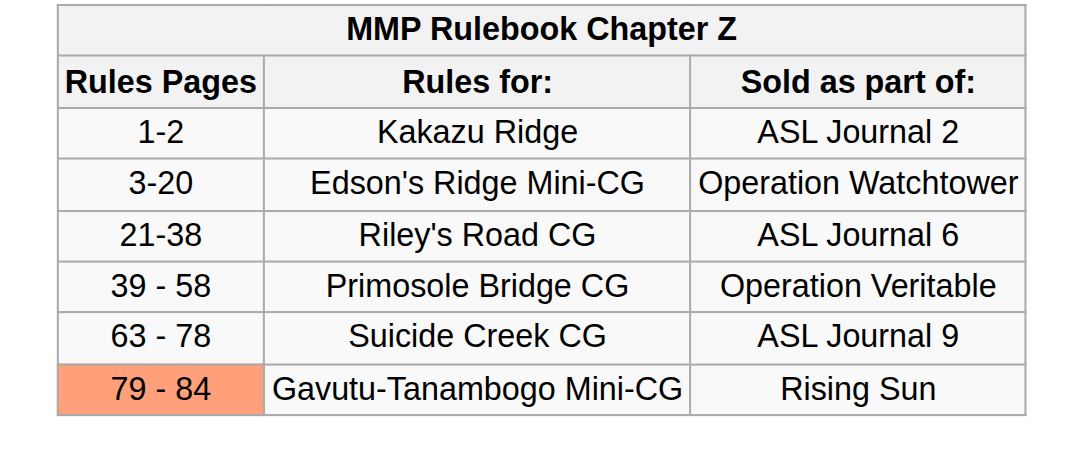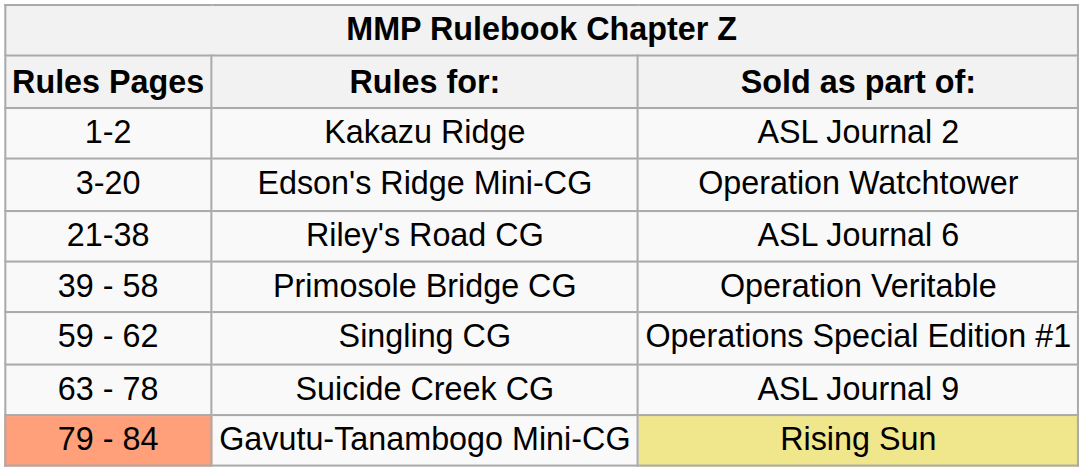+ row: (425, 337)
(858, 388) no background -> (858, 440) khaki background
